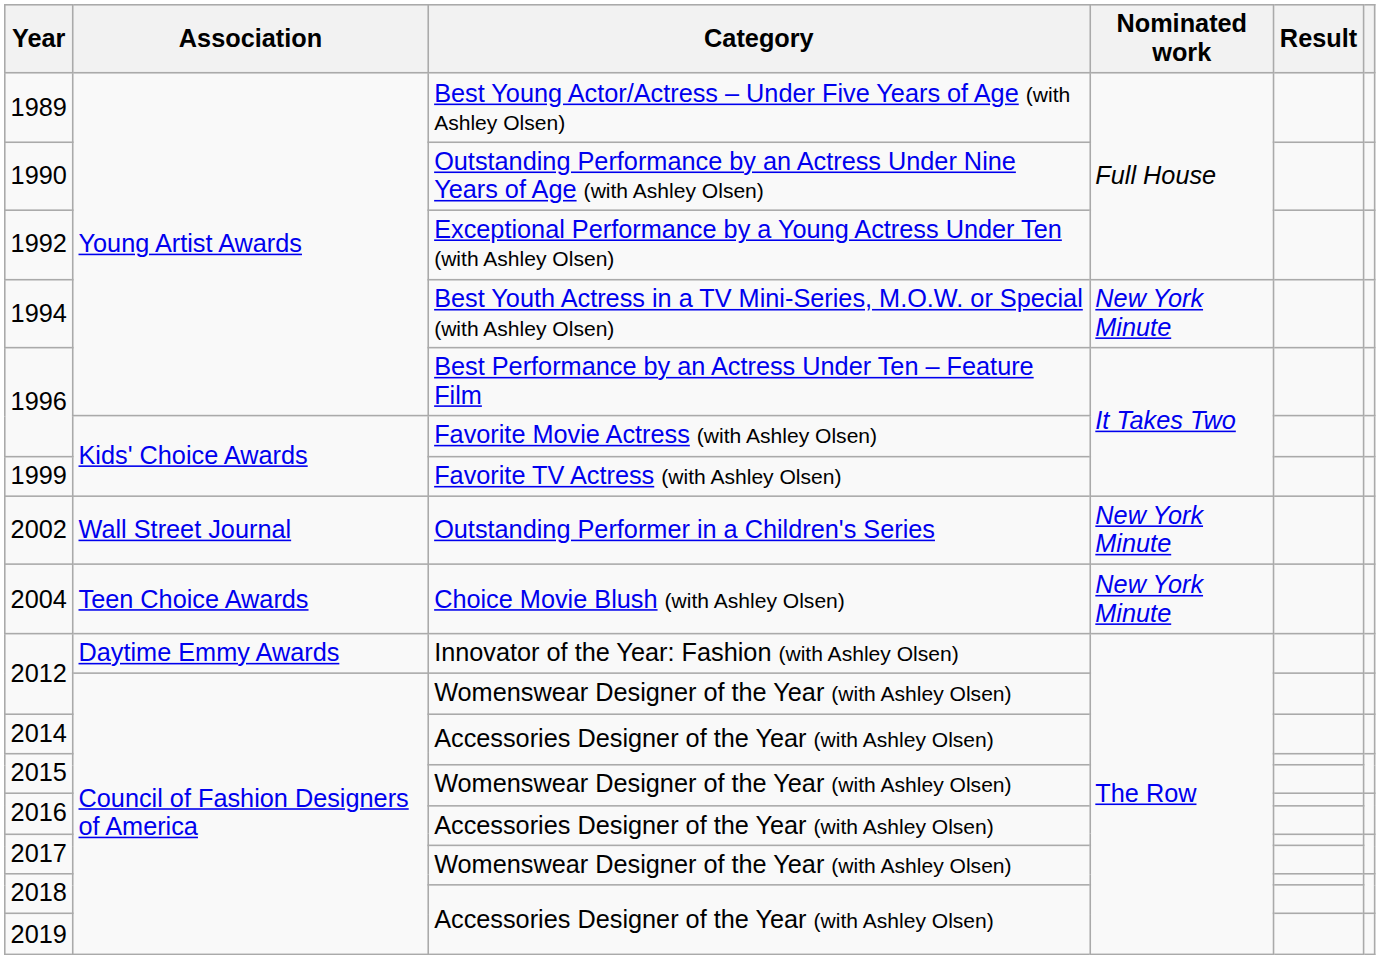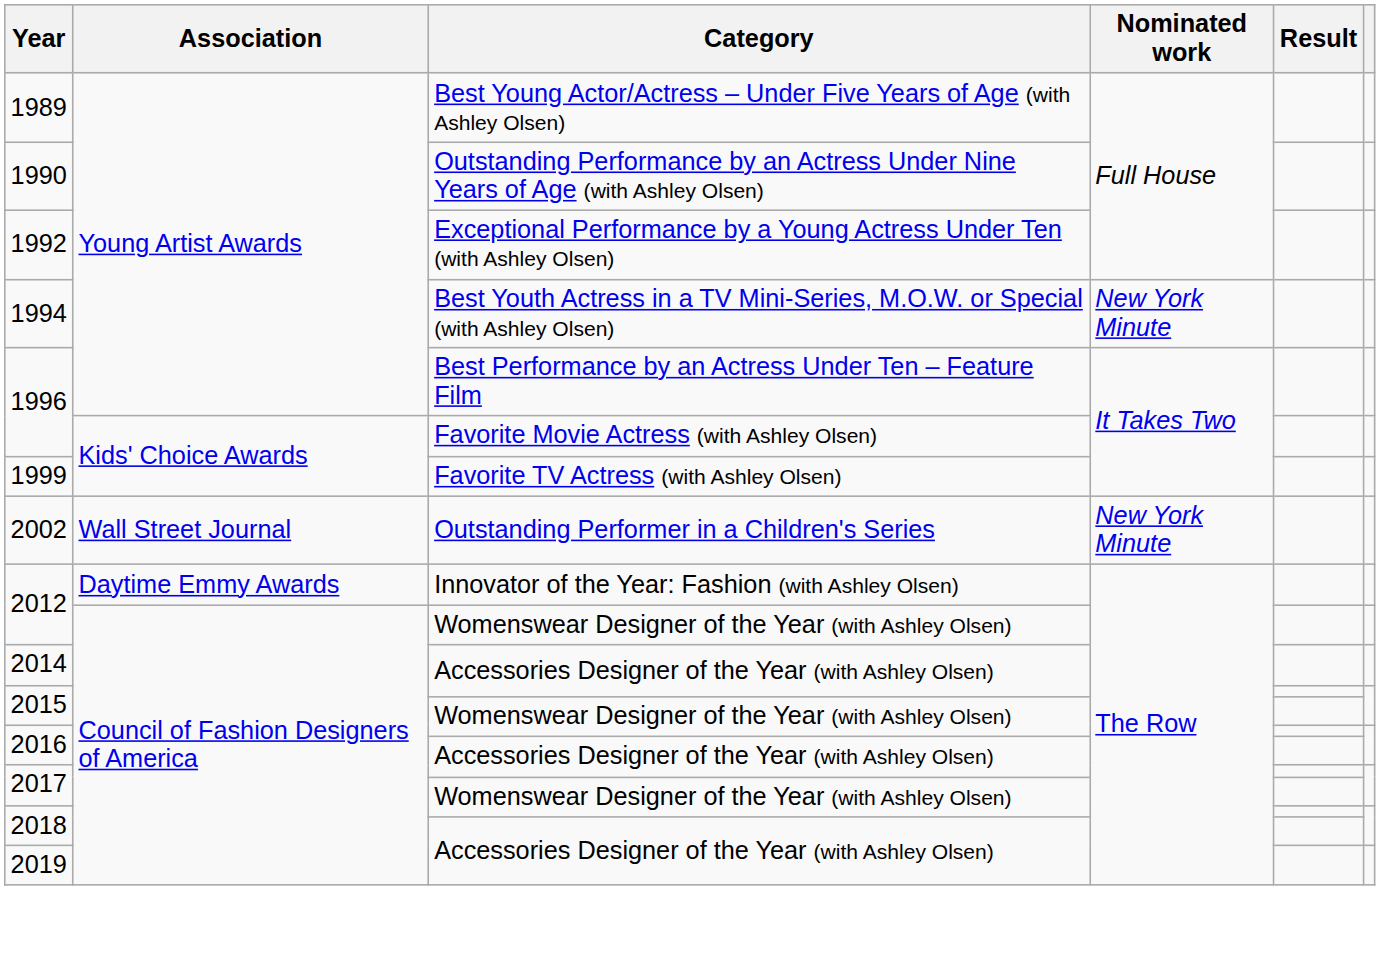- row: (39, 598)
